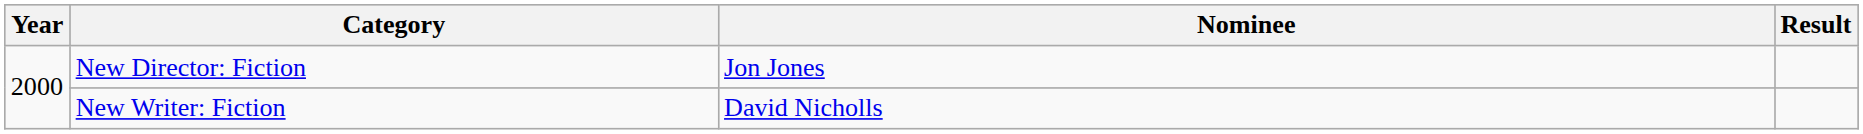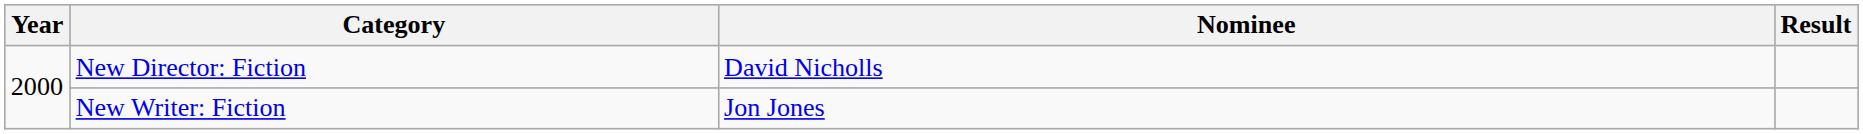(774, 66) Jon Jones -> (803, 66) David Nicholls
(803, 107) David Nicholls -> (774, 107) Jon Jones
